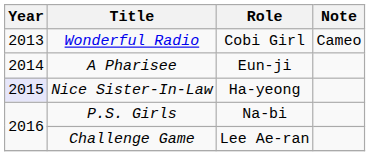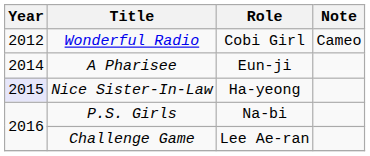(26, 41) 2013 -> (26, 41) 2012
